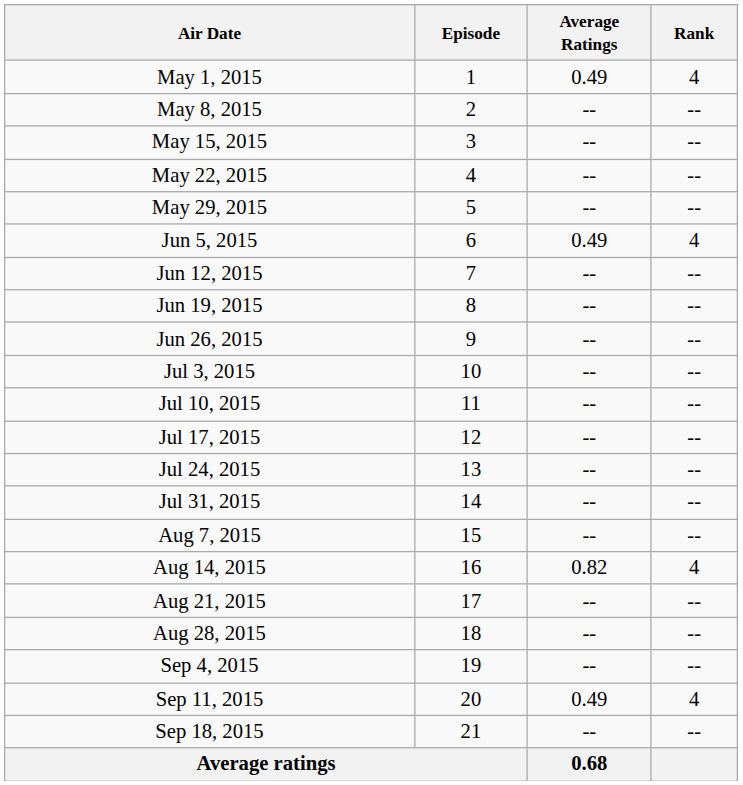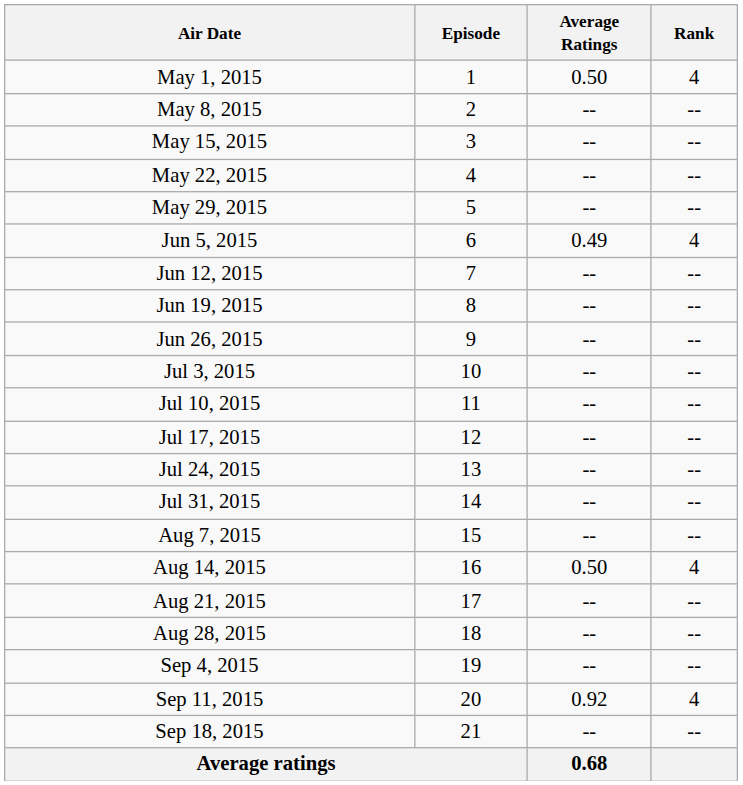(589, 76) 0.49 -> (589, 76) 0.50
(589, 567) 0.82 -> (589, 567) 0.50
(589, 698) 0.49 -> (589, 698) 0.92
